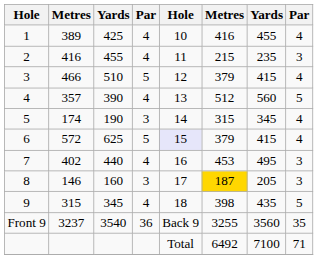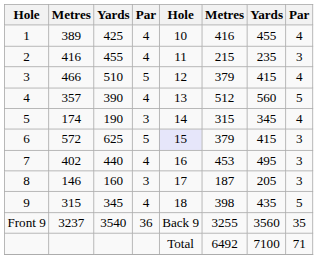(299, 139) 4 -> (299, 139) 3
(225, 181) gold background -> (225, 181) no background
